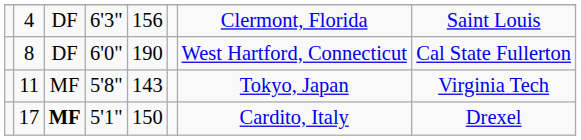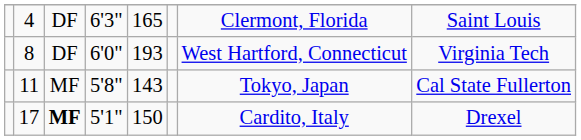(147, 20) 156 -> (147, 20) 165
(147, 53) 190 -> (147, 53) 193
(494, 53) Cal State Fullerton -> (494, 53) Virginia Tech
(494, 85) Virginia Tech -> (494, 85) Cal State Fullerton
